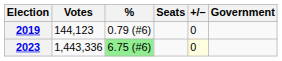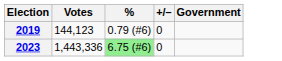- column: (171, 13)
(193, 47) lightyellow background -> (159, 47) no background
